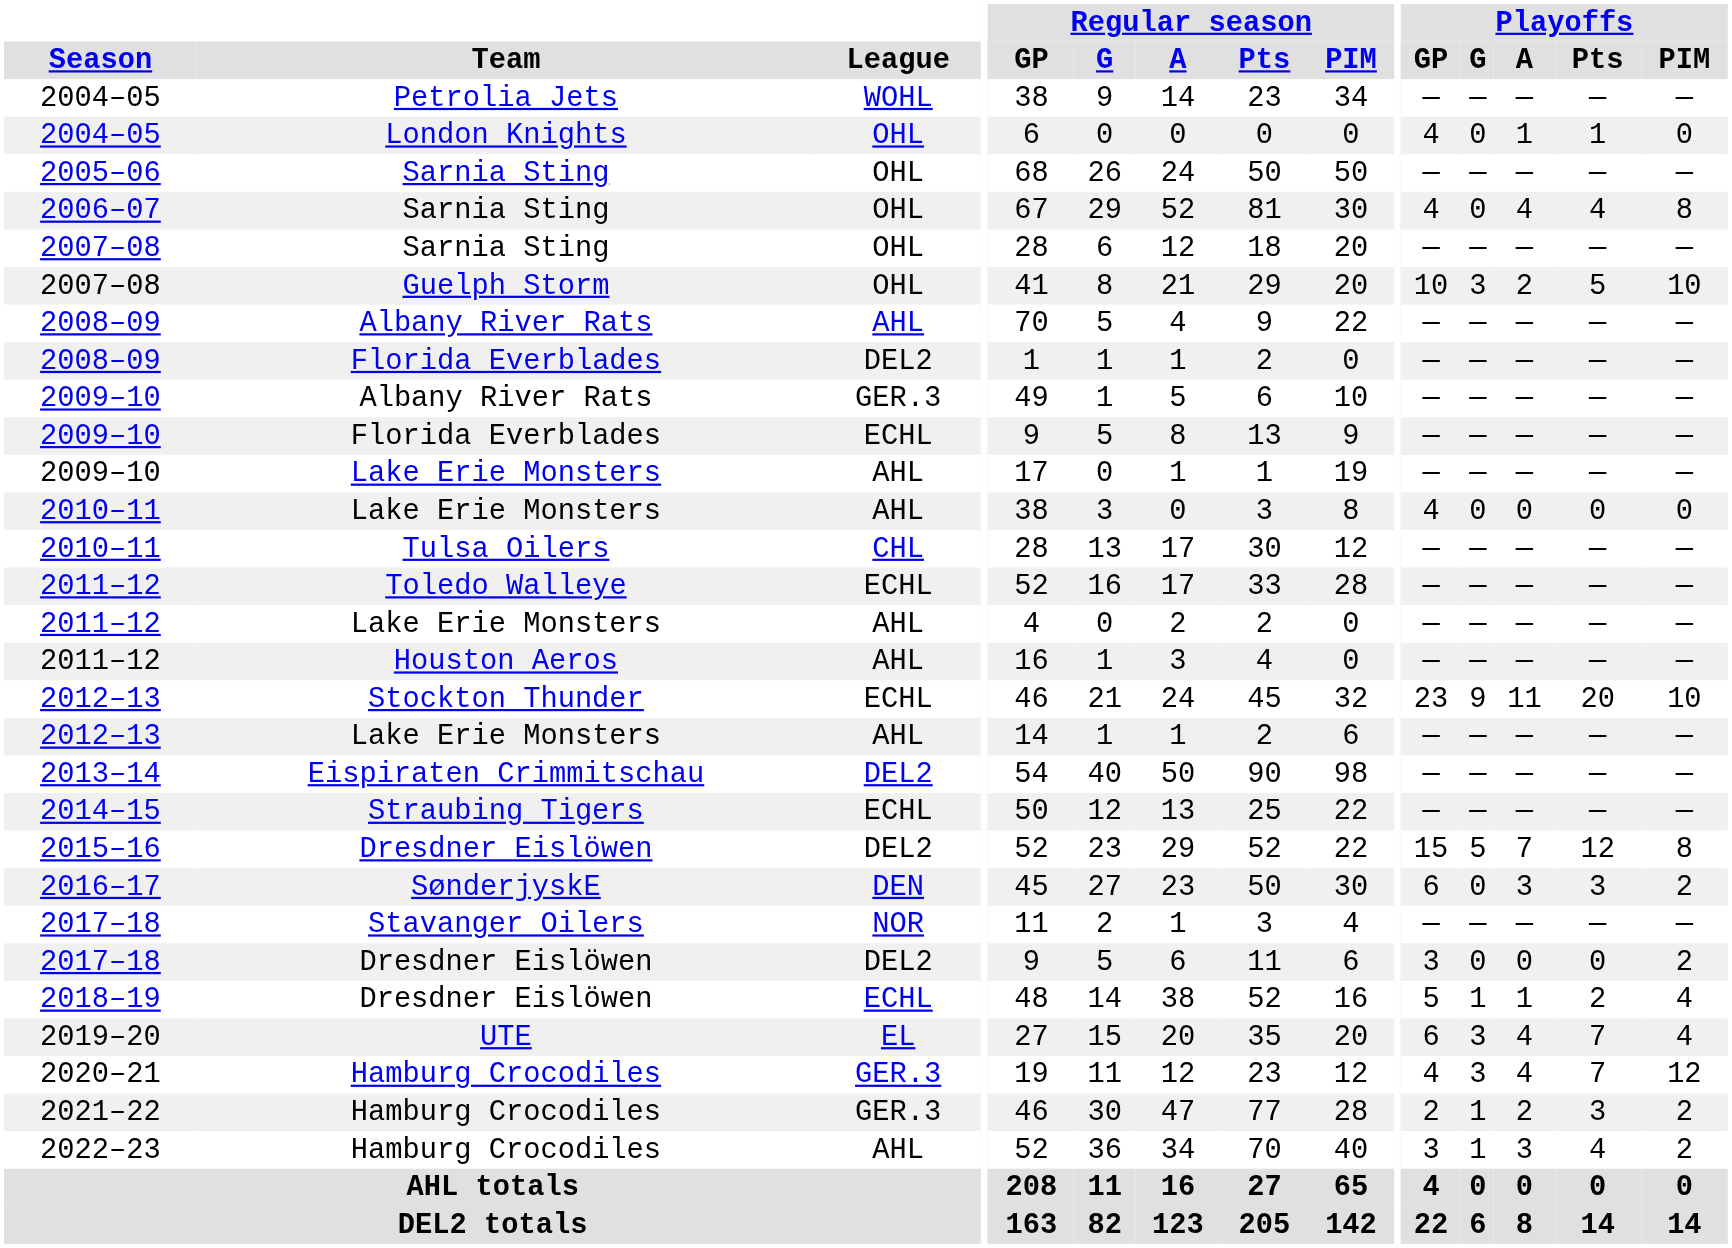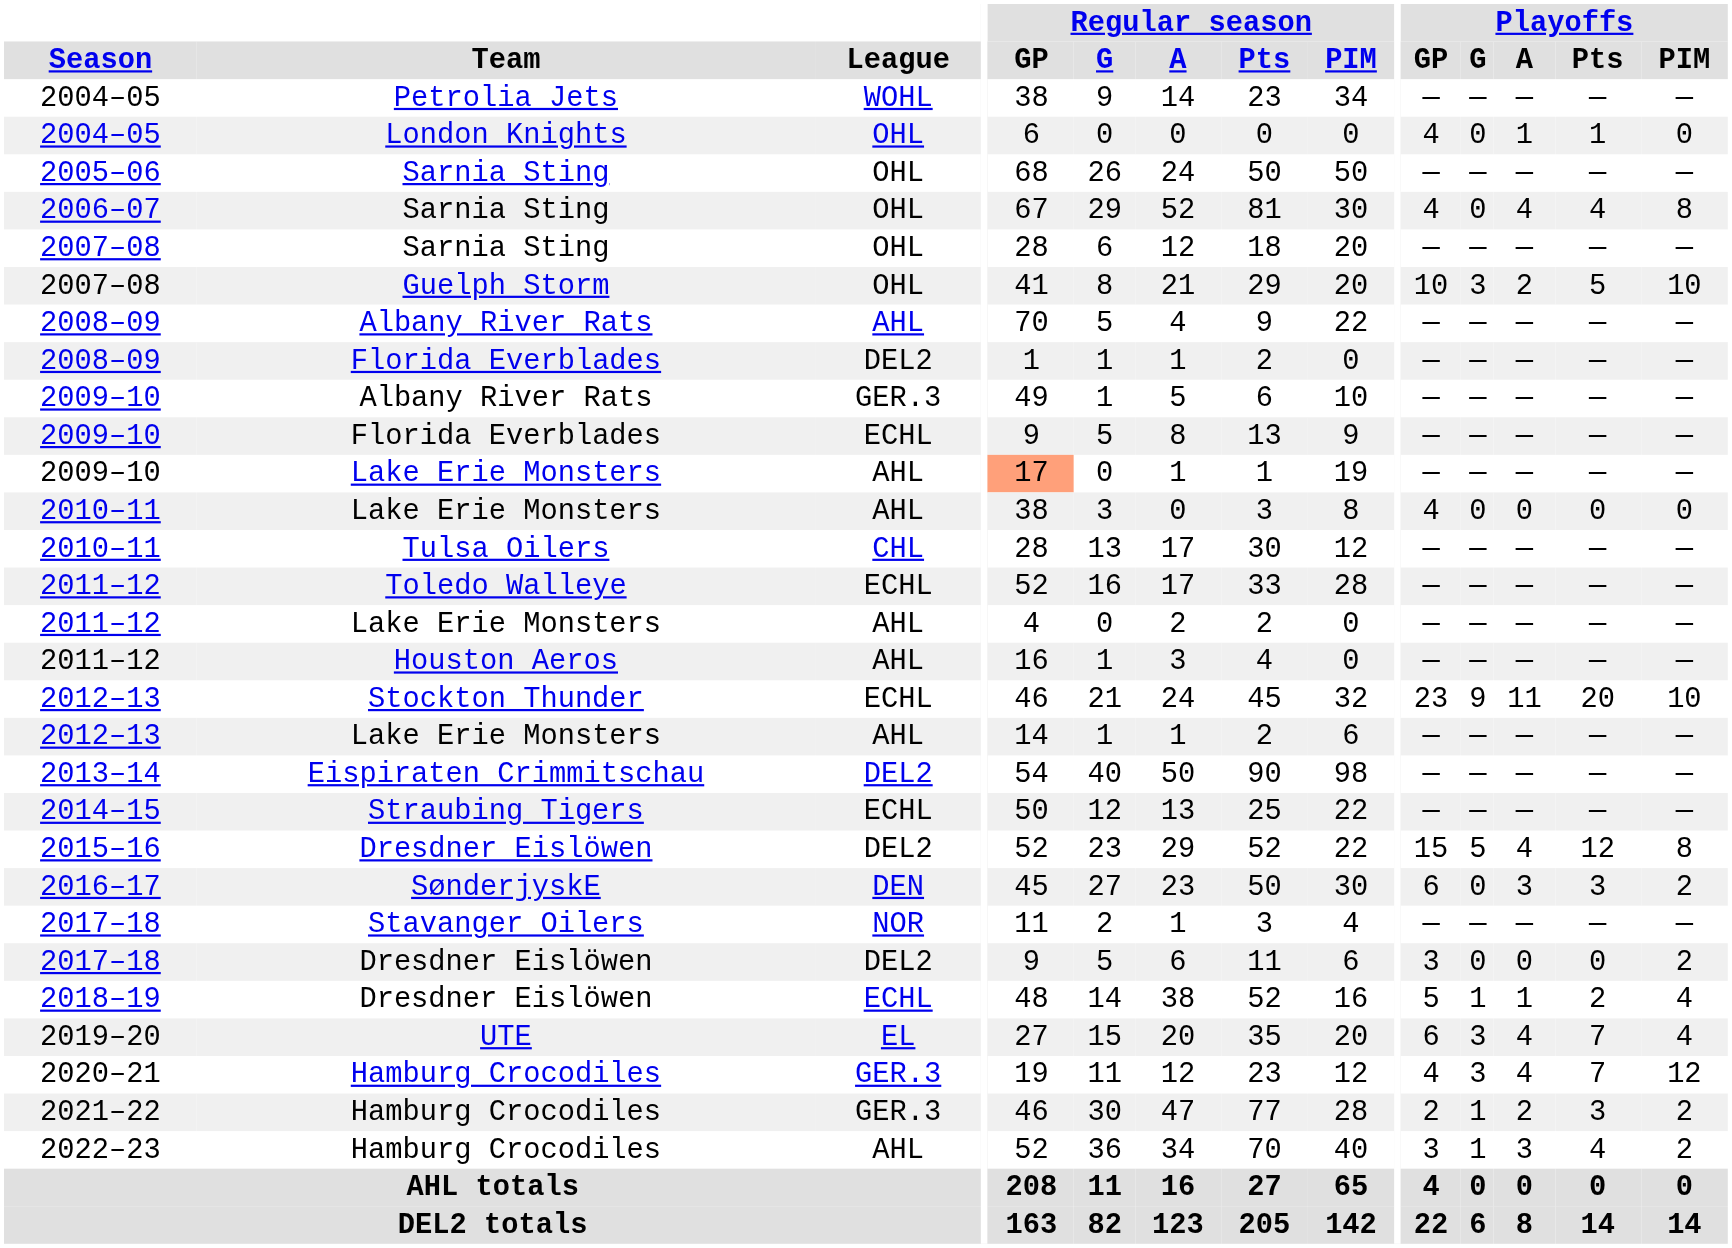(1031, 474) no background -> (1031, 474) lightsalmon background
(1524, 849) 7 -> (1524, 849) 4
